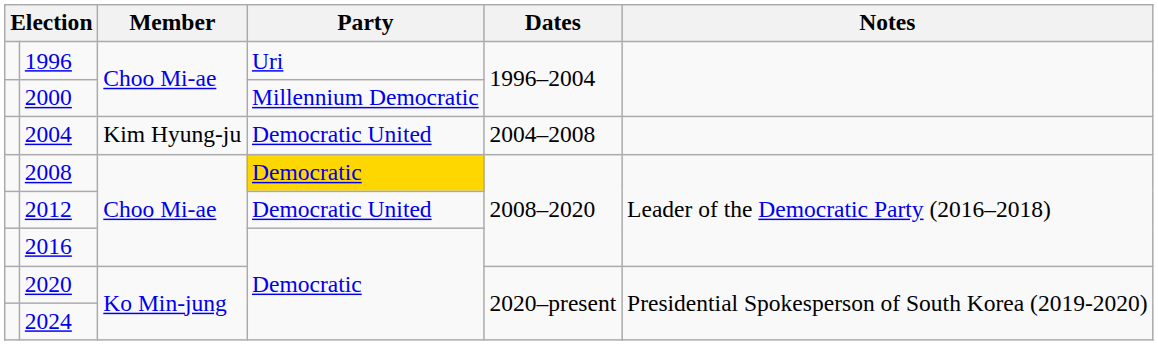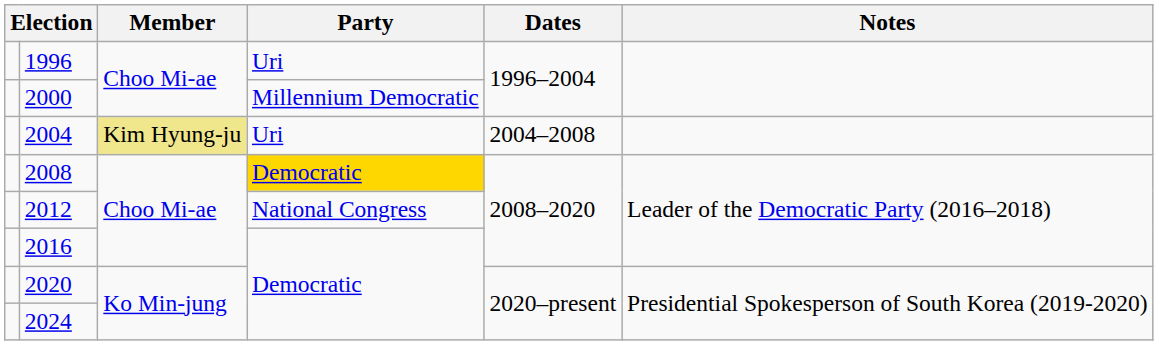(172, 135) no background -> (172, 135) khaki background
(342, 135) Democratic United -> (268, 135) Uri
(342, 209) Democratic United -> (339, 209) National Congress
